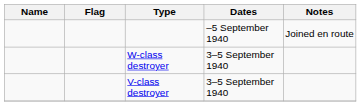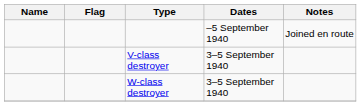rows swapped: (148, 87) <-> (148, 60)
